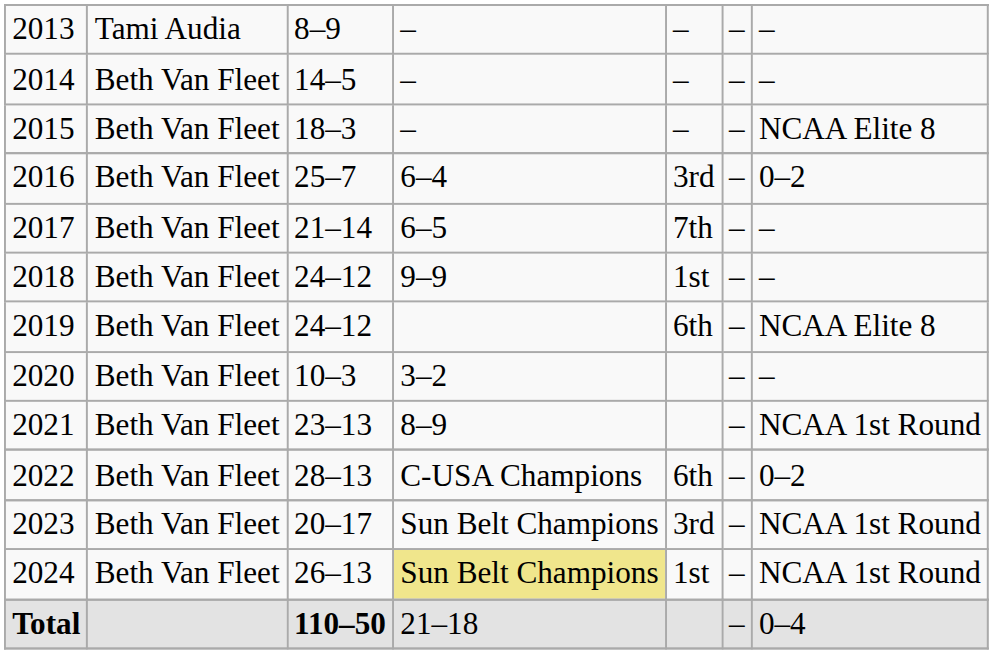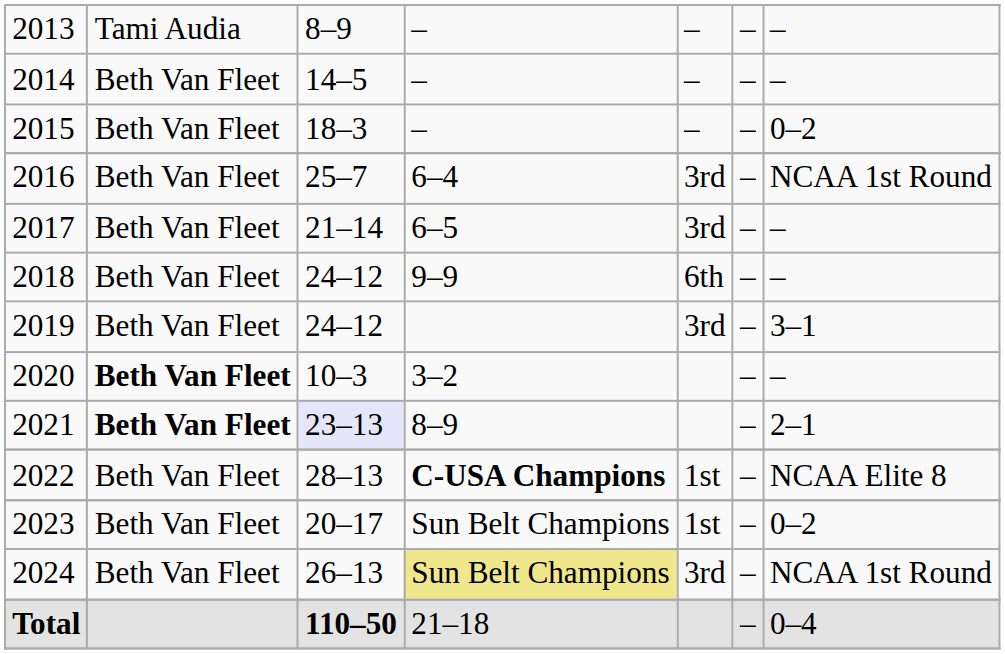(847, 128) NCAA Elite 8 -> (793, 128) 0–2
(782, 177) 0–2 -> (881, 177) NCAA 1st Round
(693, 227) 7th -> (705, 227) 3rd
(691, 276) 1st -> (704, 276) 6th
(693, 326) 6th -> (705, 326) 3rd
(847, 326) NCAA Elite 8 -> (793, 326) 3–1
(187, 375) normal -> (193, 375) bold
(187, 425) normal -> (193, 425) bold
(333, 425) no background -> (344, 425) lavender background
(870, 425) NCAA 1st Round -> (793, 425) 2–1
(521, 474) normal -> (538, 474) bold
(693, 474) 6th -> (702, 474) 1st
(782, 474) 0–2 -> (858, 474) NCAA Elite 8
(694, 524) 3rd -> (702, 524) 1st
(870, 524) NCAA 1st Round -> (793, 524) 0–2
(691, 573) 1st -> (705, 573) 3rd
